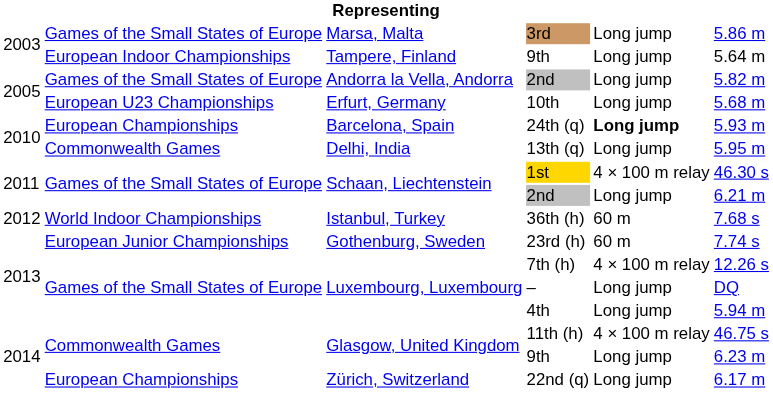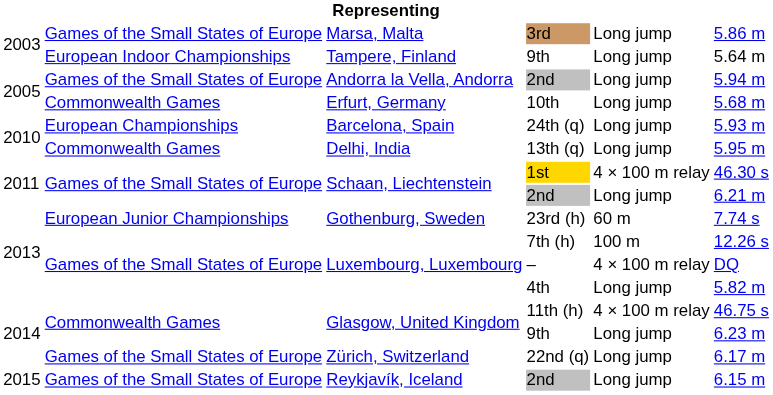(740, 79) 5.82 m -> (740, 79) 5.94 m
(159, 102) European U23 Championships -> (132, 102) Commonwealth Games
(636, 126) bold -> (633, 126) normal
- row: (386, 218)
(652, 264) 4 × 100 m relay -> (617, 241) 100 m
(633, 287) Long jump -> (652, 264) 4 × 100 m relay
(740, 310) 5.94 m -> (740, 287) 5.82 m
(141, 380) European Championships -> (183, 357) Games of the Small States of Europe
+ row: (394, 380)
